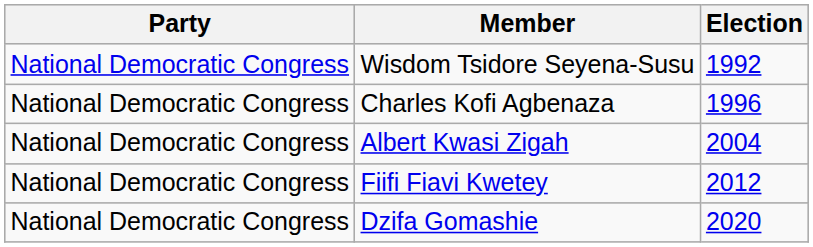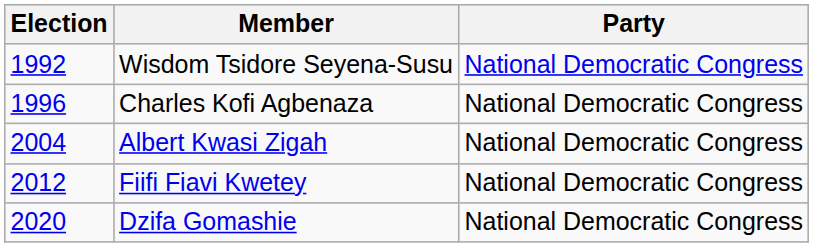columns swapped: (754, 24) <-> (180, 24)
